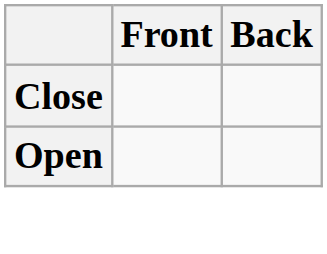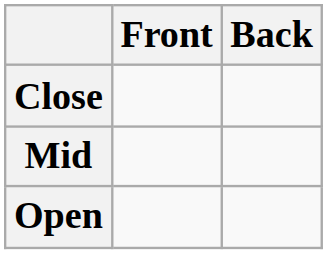+ row: (58, 155)
